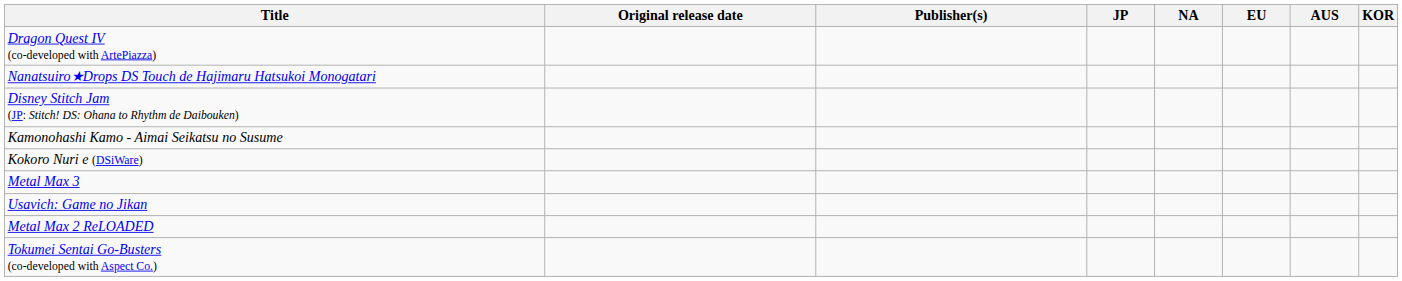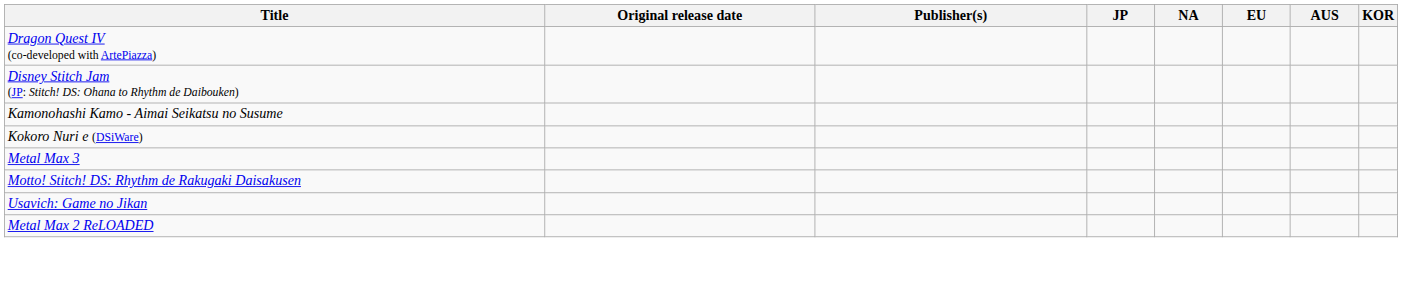- row: (192, 77)
+ row: (154, 181)
- row: (84, 257)
